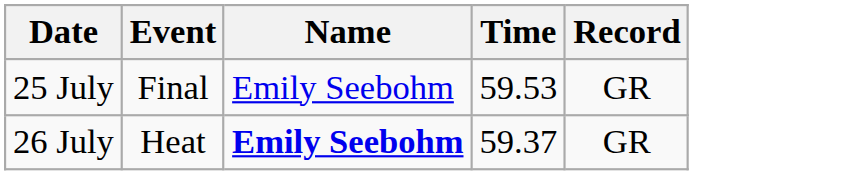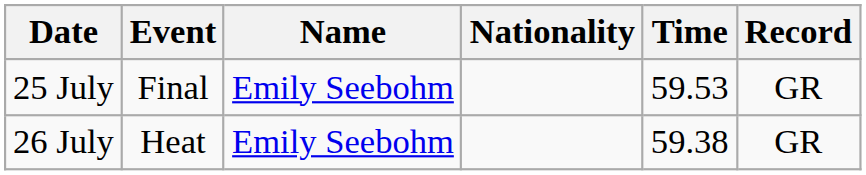+ column: (552, 31)
(348, 141) bold -> (343, 141) normal
(518, 141) 59.37 -> (690, 141) 59.38
